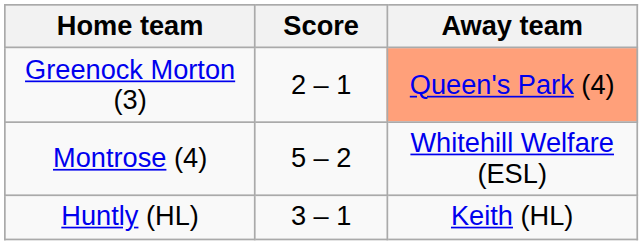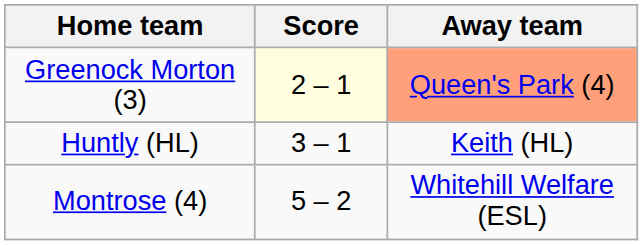(321, 84) no background -> (321, 84) lightyellow background
rows swapped: (130, 216) <-> (130, 158)
